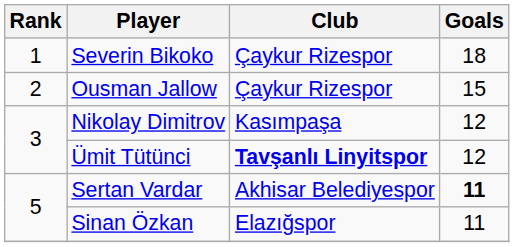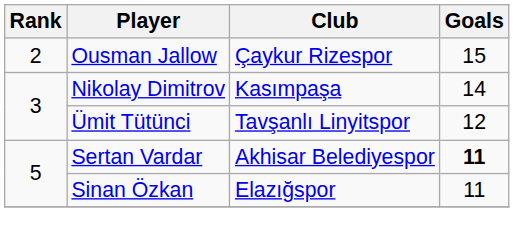- row: (142, 55)
(474, 122) 12 -> (474, 88) 14
(331, 156) bold -> (322, 122) normal
